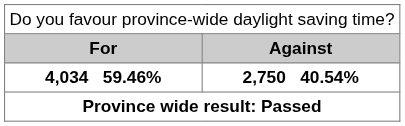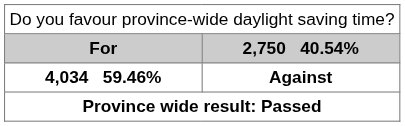(301, 48) Against -> (301, 48) 2,750 40.54%
(301, 77) 2,750 40.54% -> (301, 77) Against
